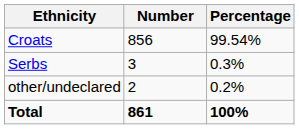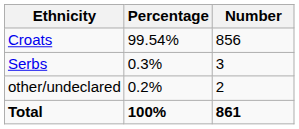columns swapped: (165, 16) <-> (250, 16)
